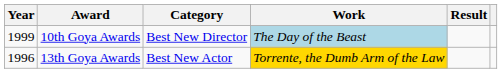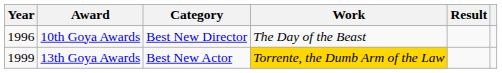(21, 36) 1999 -> (21, 36) 1996
(310, 36) lightblue background -> (310, 36) no background
(21, 57) 1996 -> (21, 57) 1999
